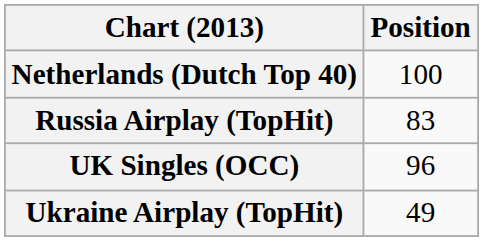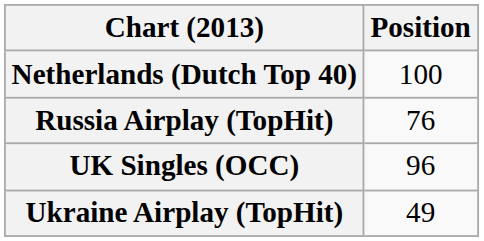(421, 119) 83 -> (421, 119) 76
